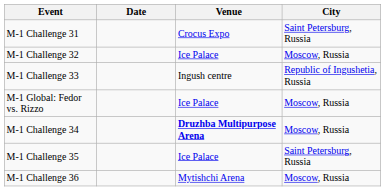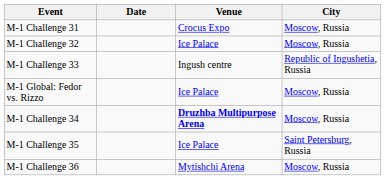(318, 33) Saint Petersburg, Russia -> (317, 28) Moscow, Russia
